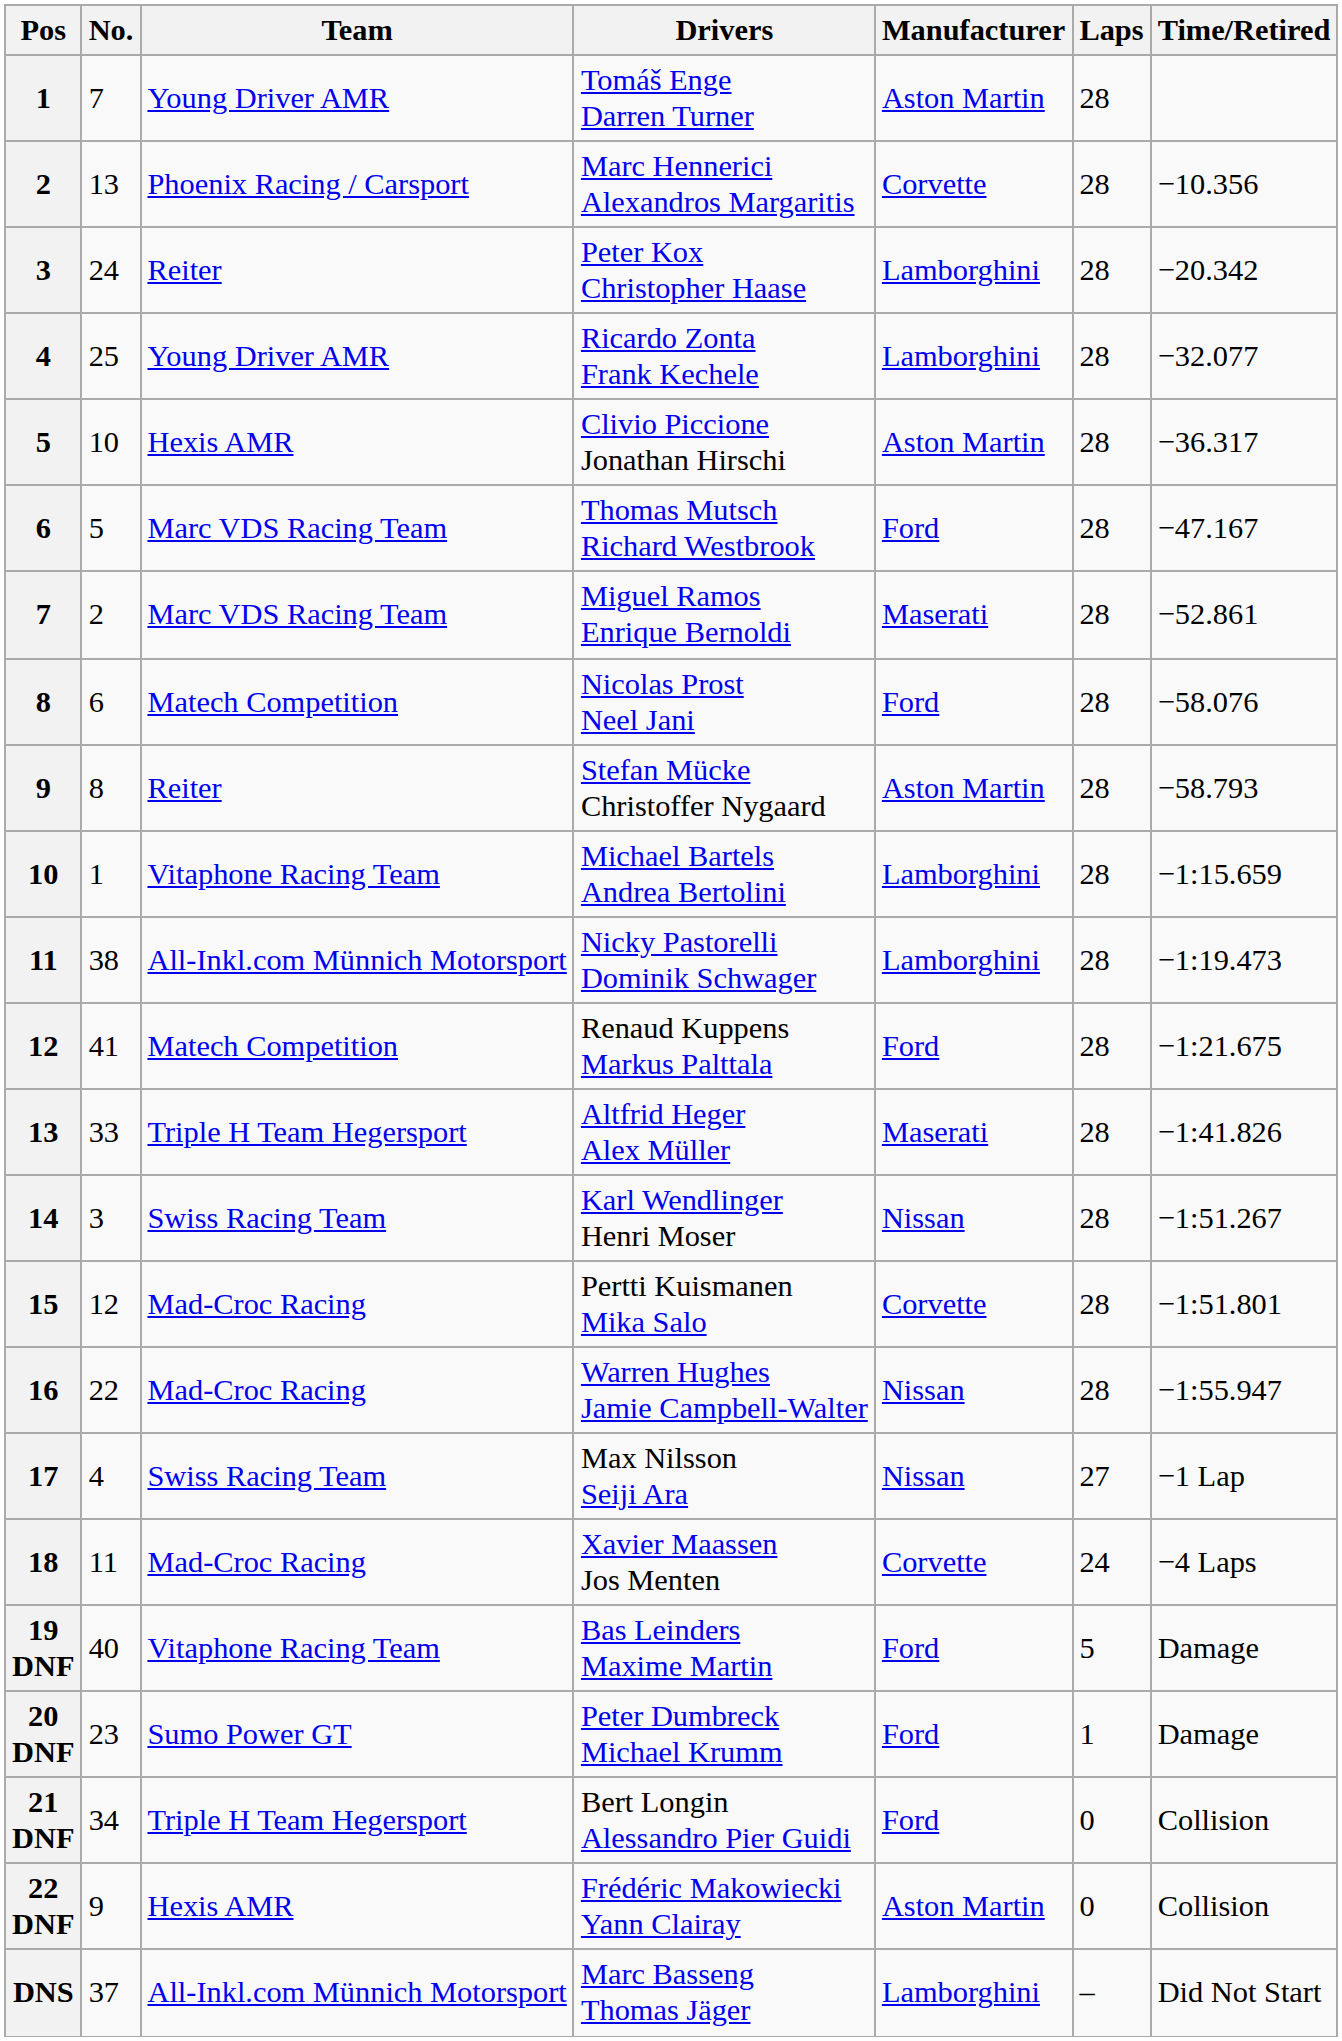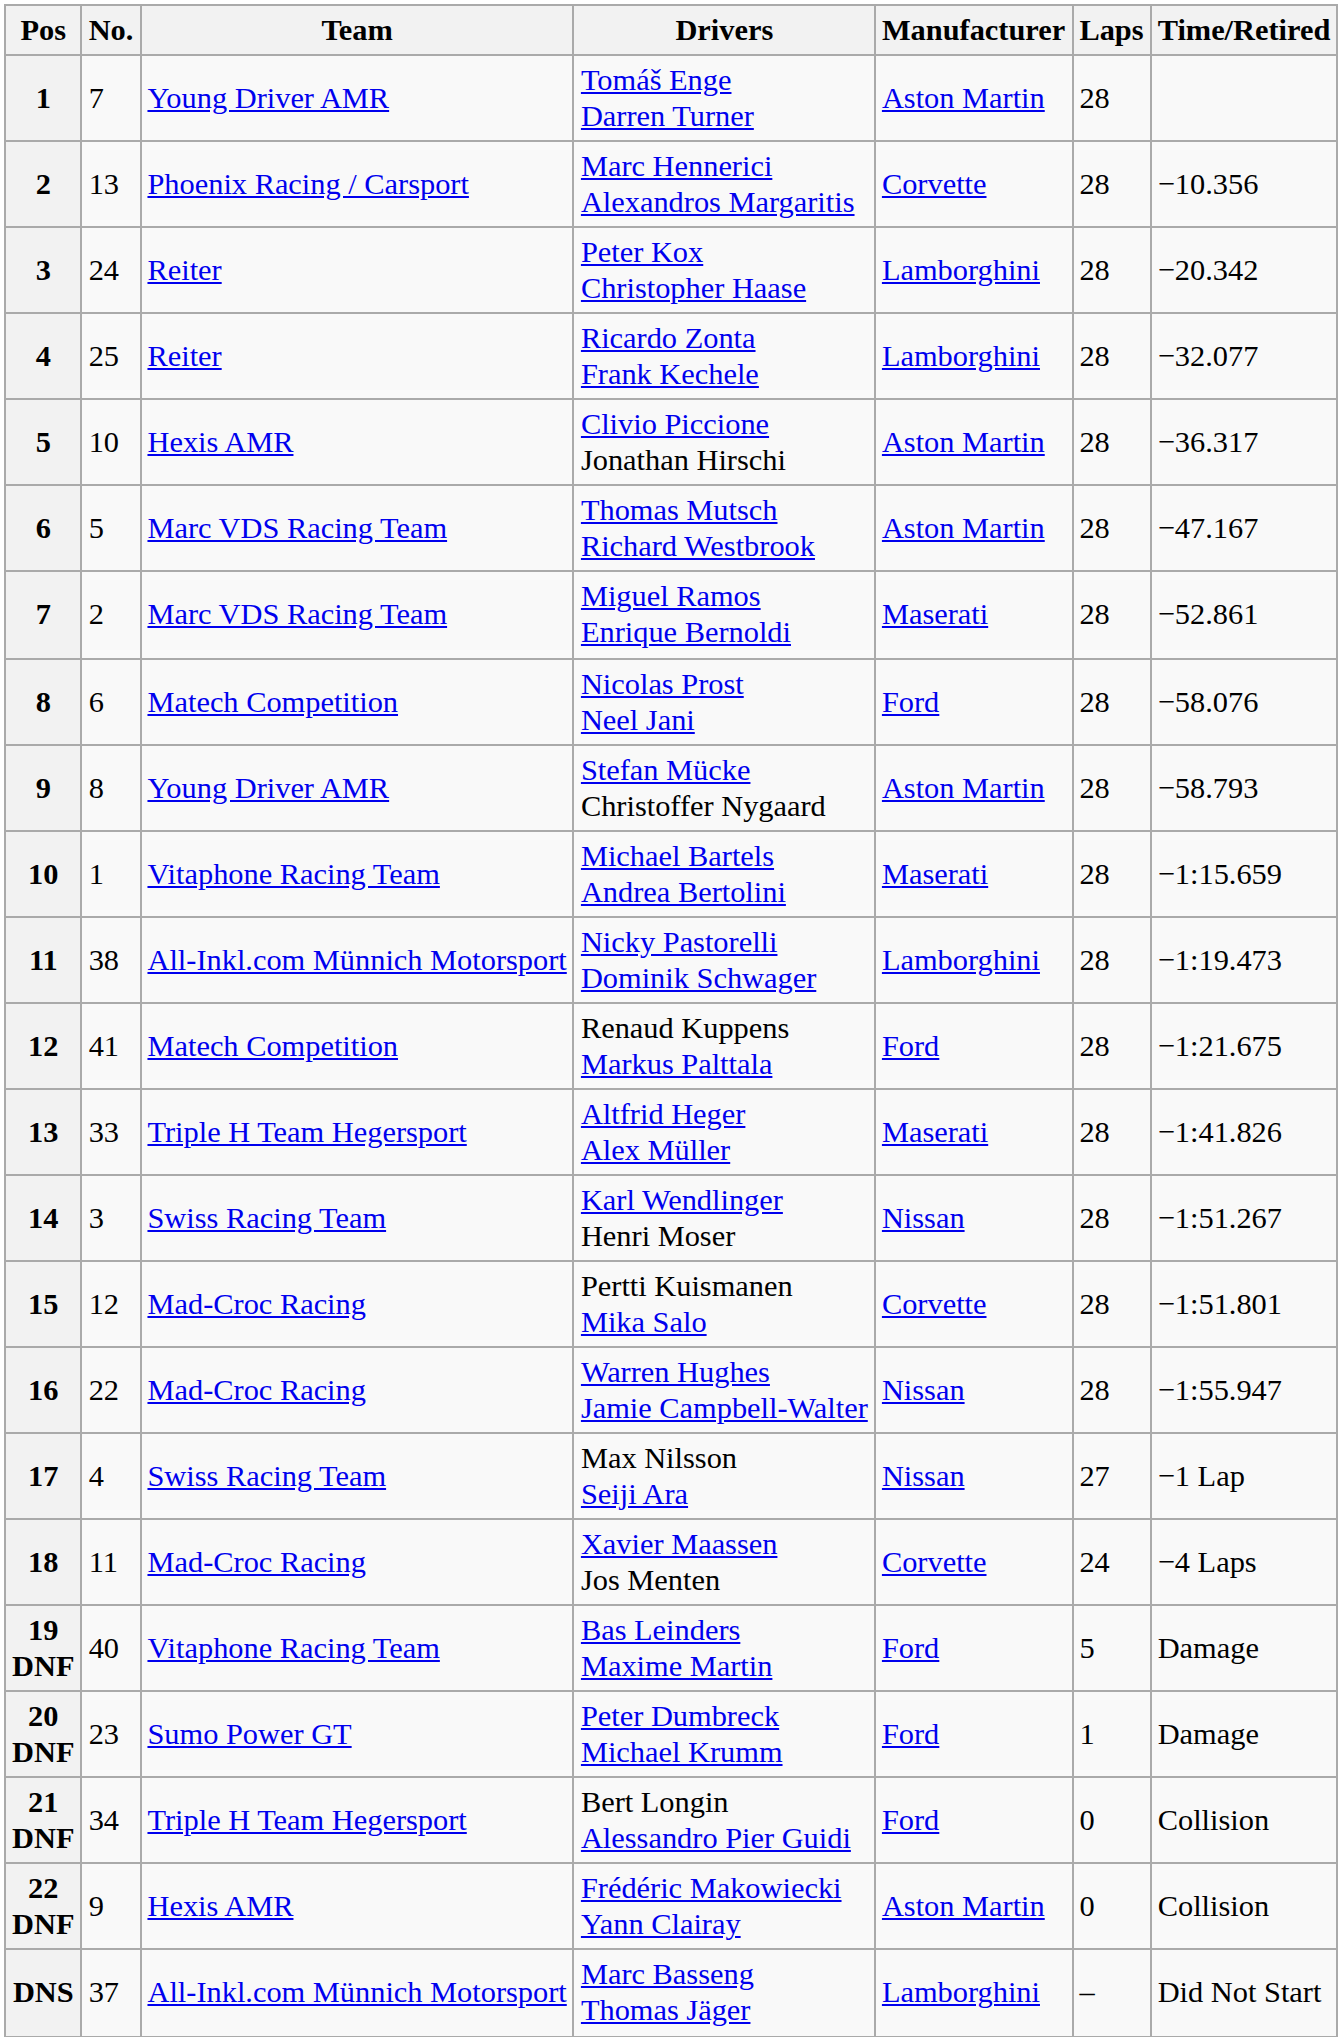(268, 356) Young Driver AMR -> (185, 356) Reiter
(911, 528) Ford -> (963, 528) Aston Martin
(185, 786) Reiter -> (268, 786) Young Driver AMR
(961, 872) Lamborghini -> (935, 872) Maserati
